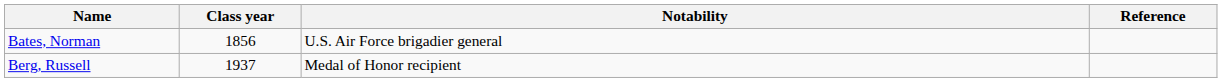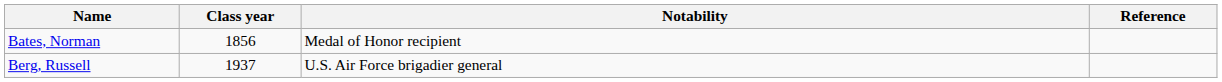(403, 41) U.S. Air Force brigadier general -> (383, 41) Medal of Honor recipient
(383, 65) Medal of Honor recipient -> (403, 65) U.S. Air Force brigadier general
